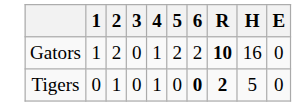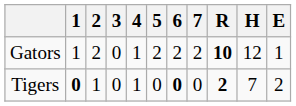+ column: (198, 20)
(252, 52) 16 -> (252, 52) 12
(279, 52) 0 -> (279, 52) 1
(96, 84) normal -> (76, 84) bold
(252, 84) 5 -> (252, 84) 7
(279, 84) 0 -> (279, 84) 2
